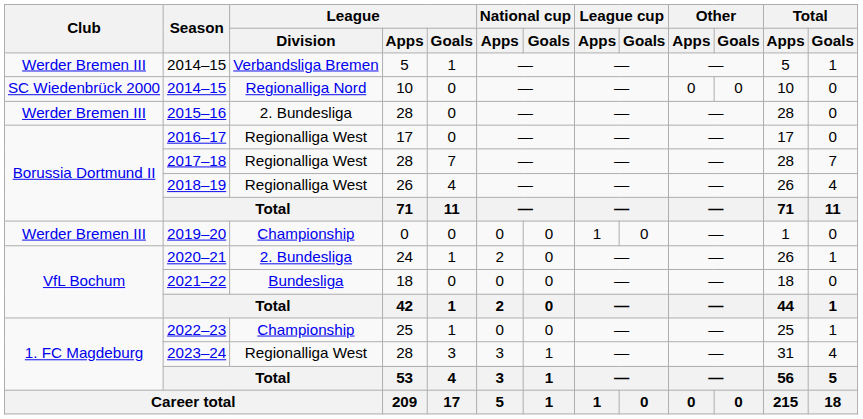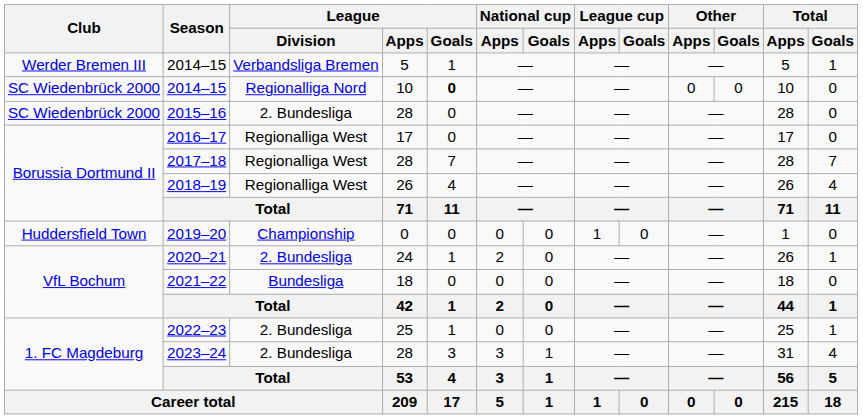(452, 88) normal -> (452, 88) bold
(84, 112) Werder Bremen III -> (84, 112) SC Wiedenbrück 2000
(84, 233) Werder Bremen III -> (84, 233) Huddersfield Town
(306, 329) Championship -> (306, 329) 2. Bundesliga
(306, 354) Regionalliga West -> (306, 354) 2. Bundesliga
